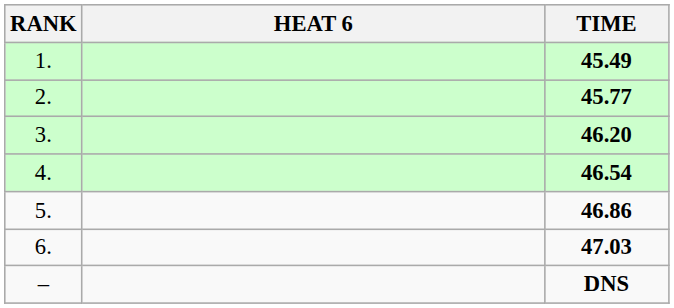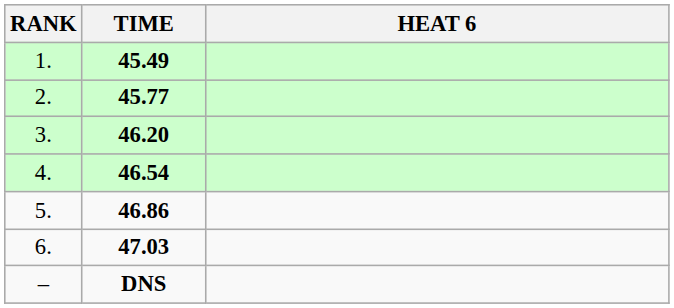columns swapped: (313, 23) <-> (606, 23)
